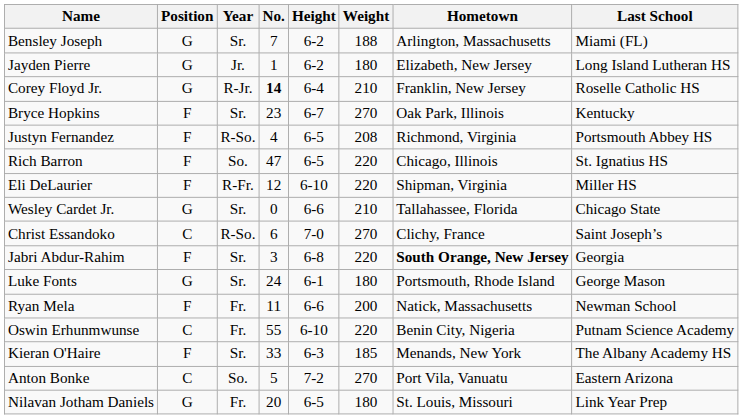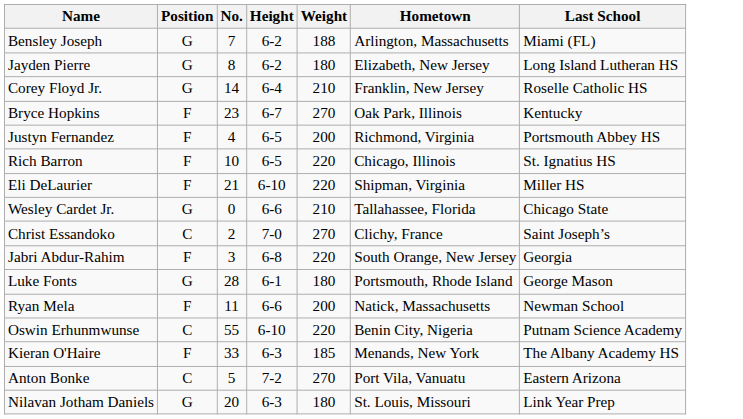- column: (238, 16)
(274, 64) 1 -> (232, 64) 8
(274, 88) bold -> (232, 88) normal
(366, 137) 208 -> (324, 137) 200
(274, 161) 47 -> (232, 161) 10
(274, 185) 12 -> (232, 185) 21
(274, 233) 6 -> (232, 233) 2
(482, 257) bold -> (435, 257) normal
(274, 281) 24 -> (232, 281) 28
(314, 402) 6-5 -> (272, 402) 6-3
